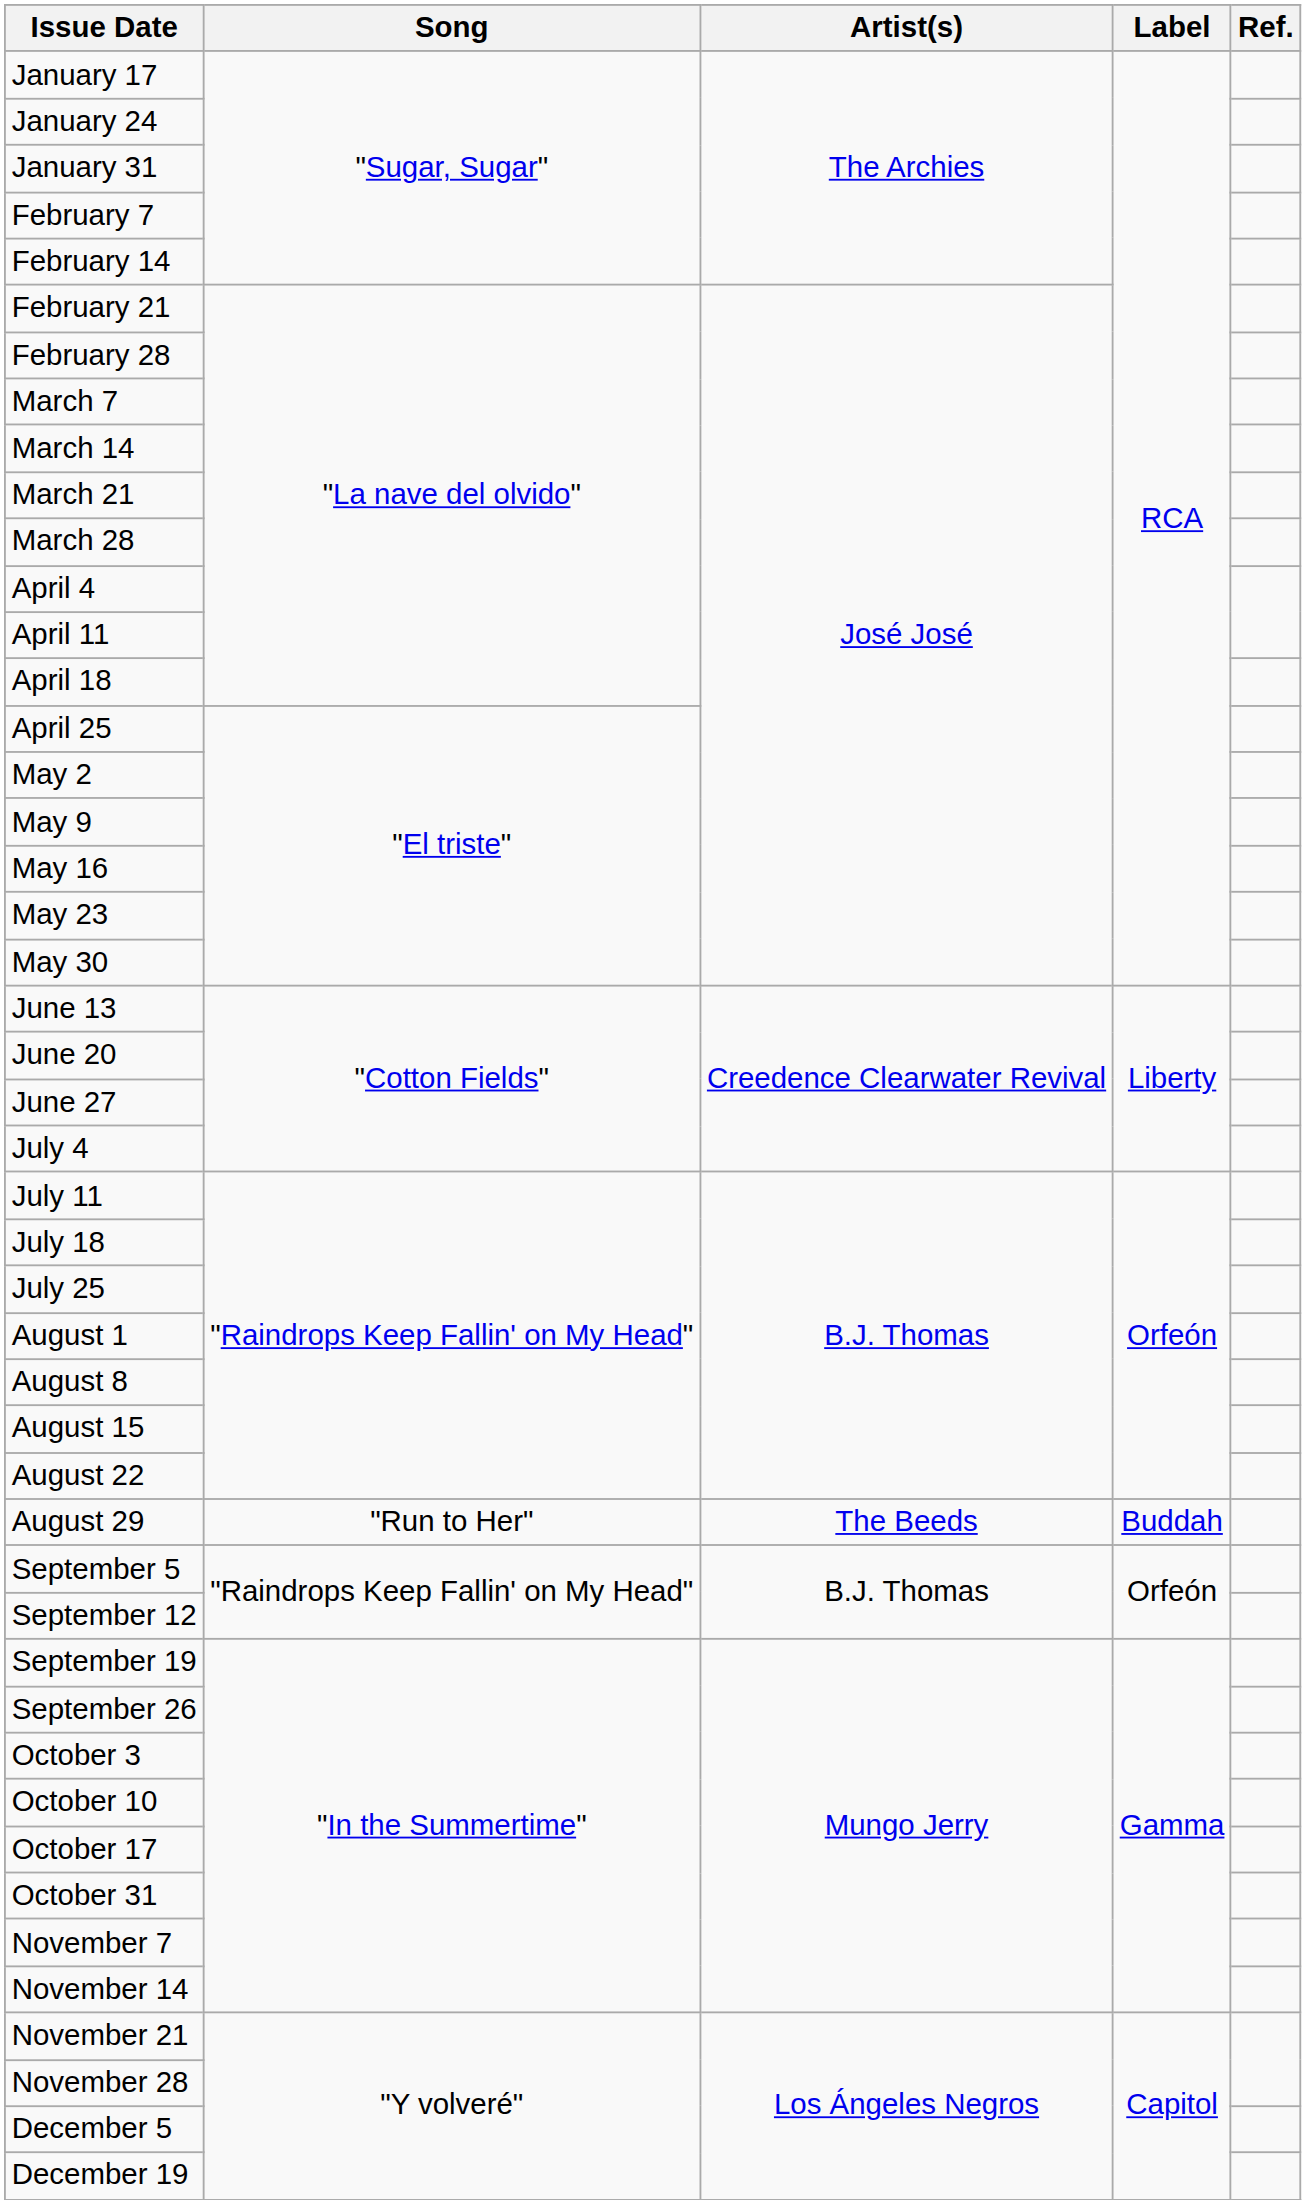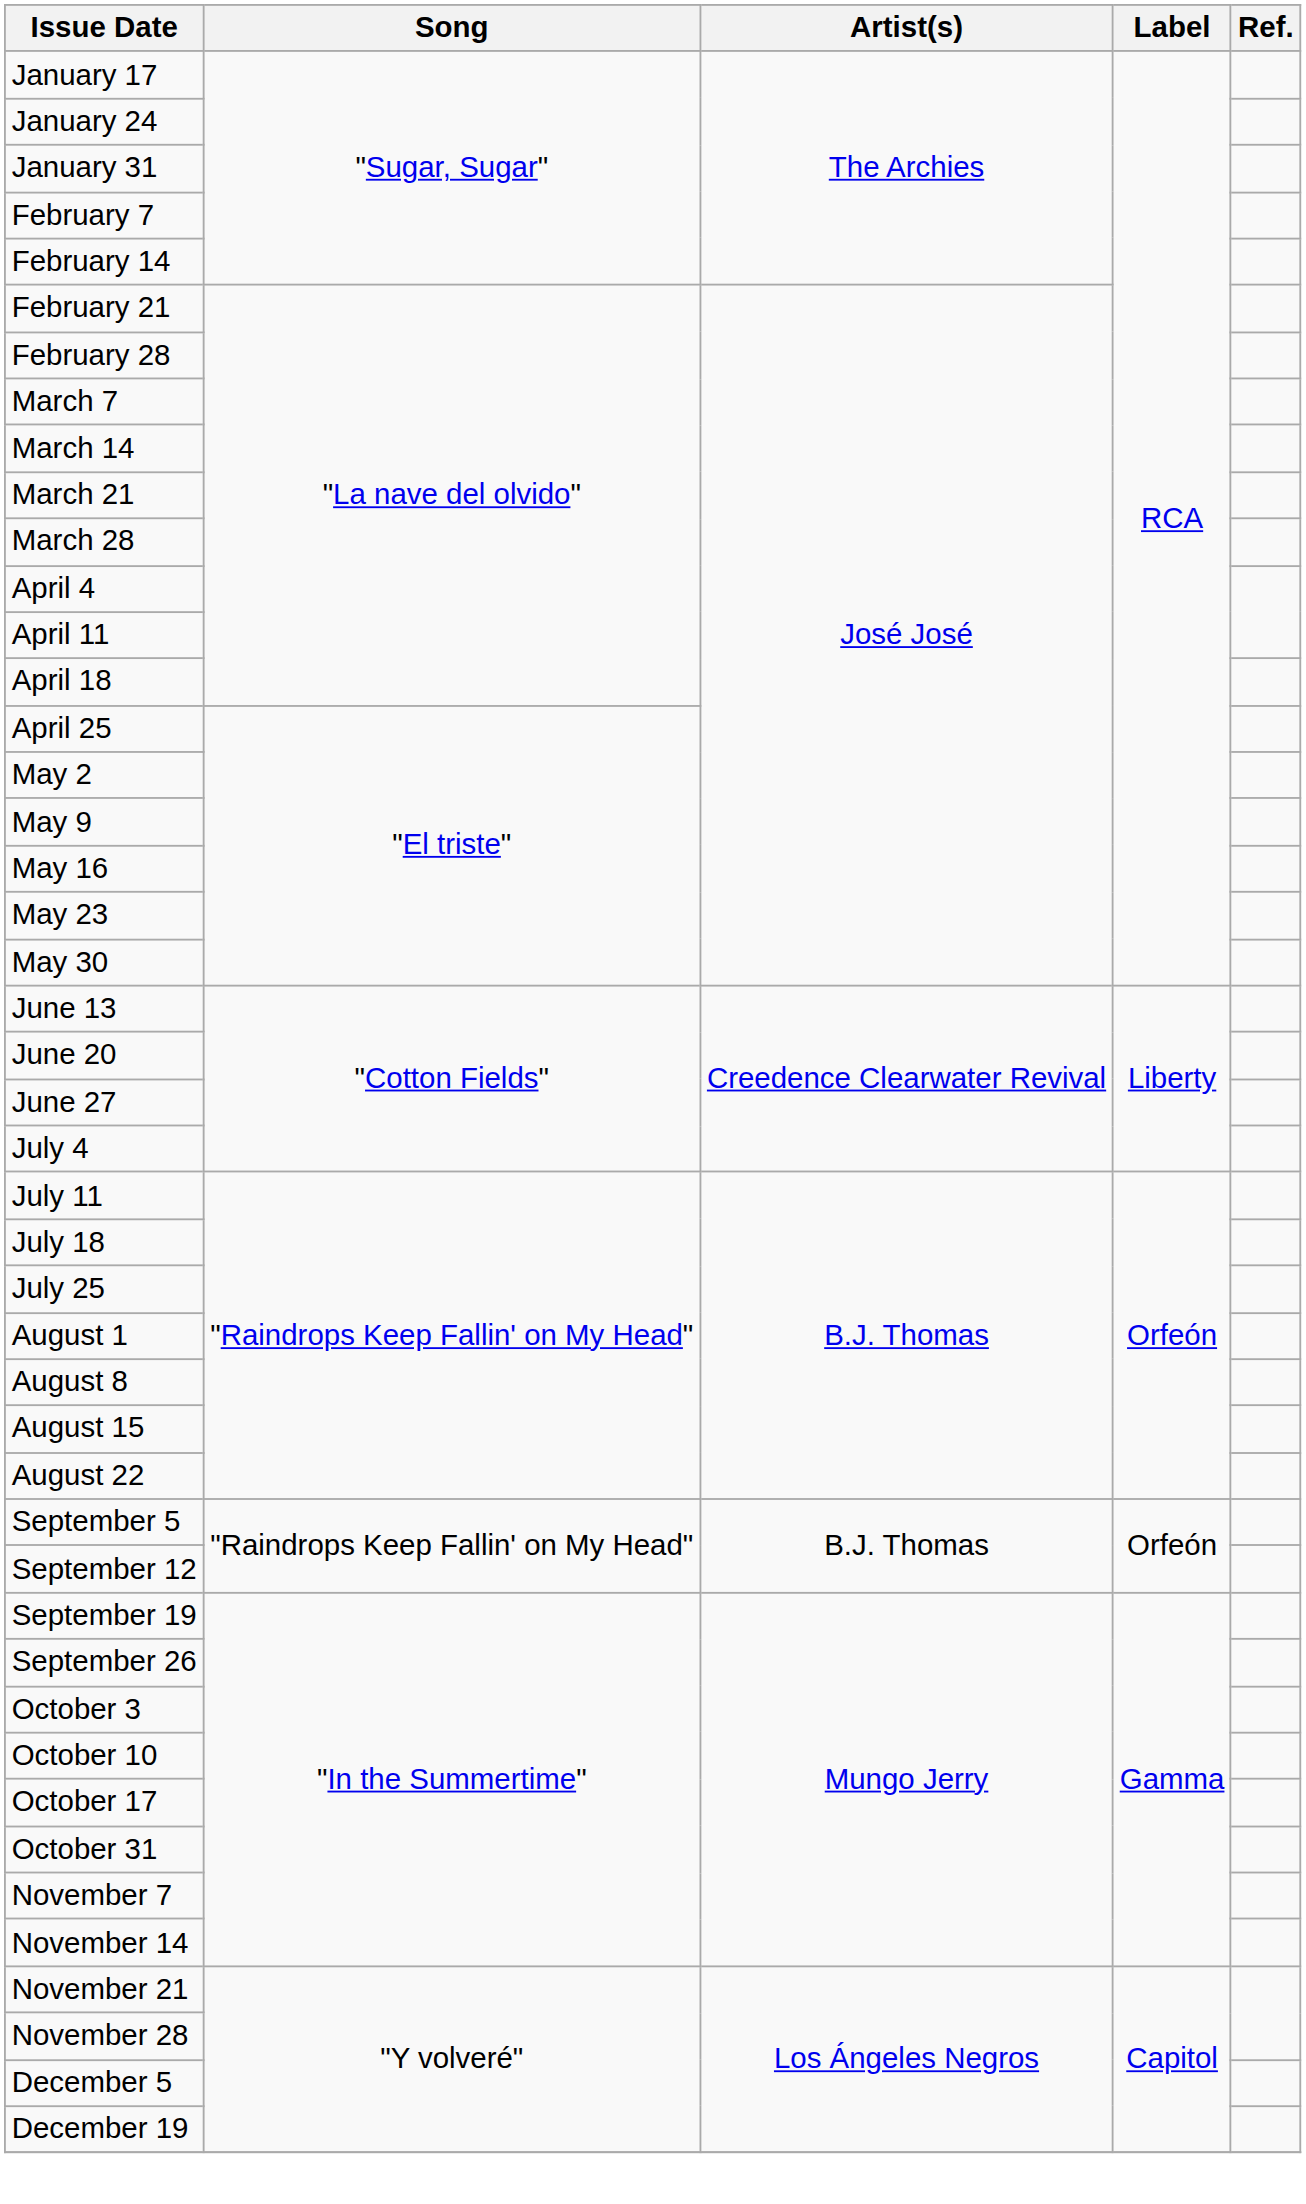- row: (78, 1521)
